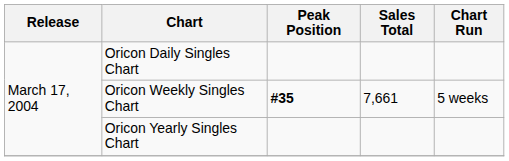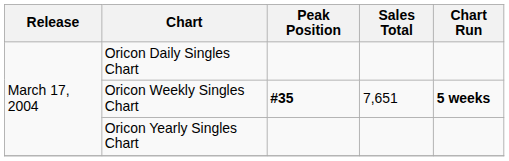(381, 98) 7,661 -> (380, 98) 7,651
(463, 98) normal -> (464, 98) bold
